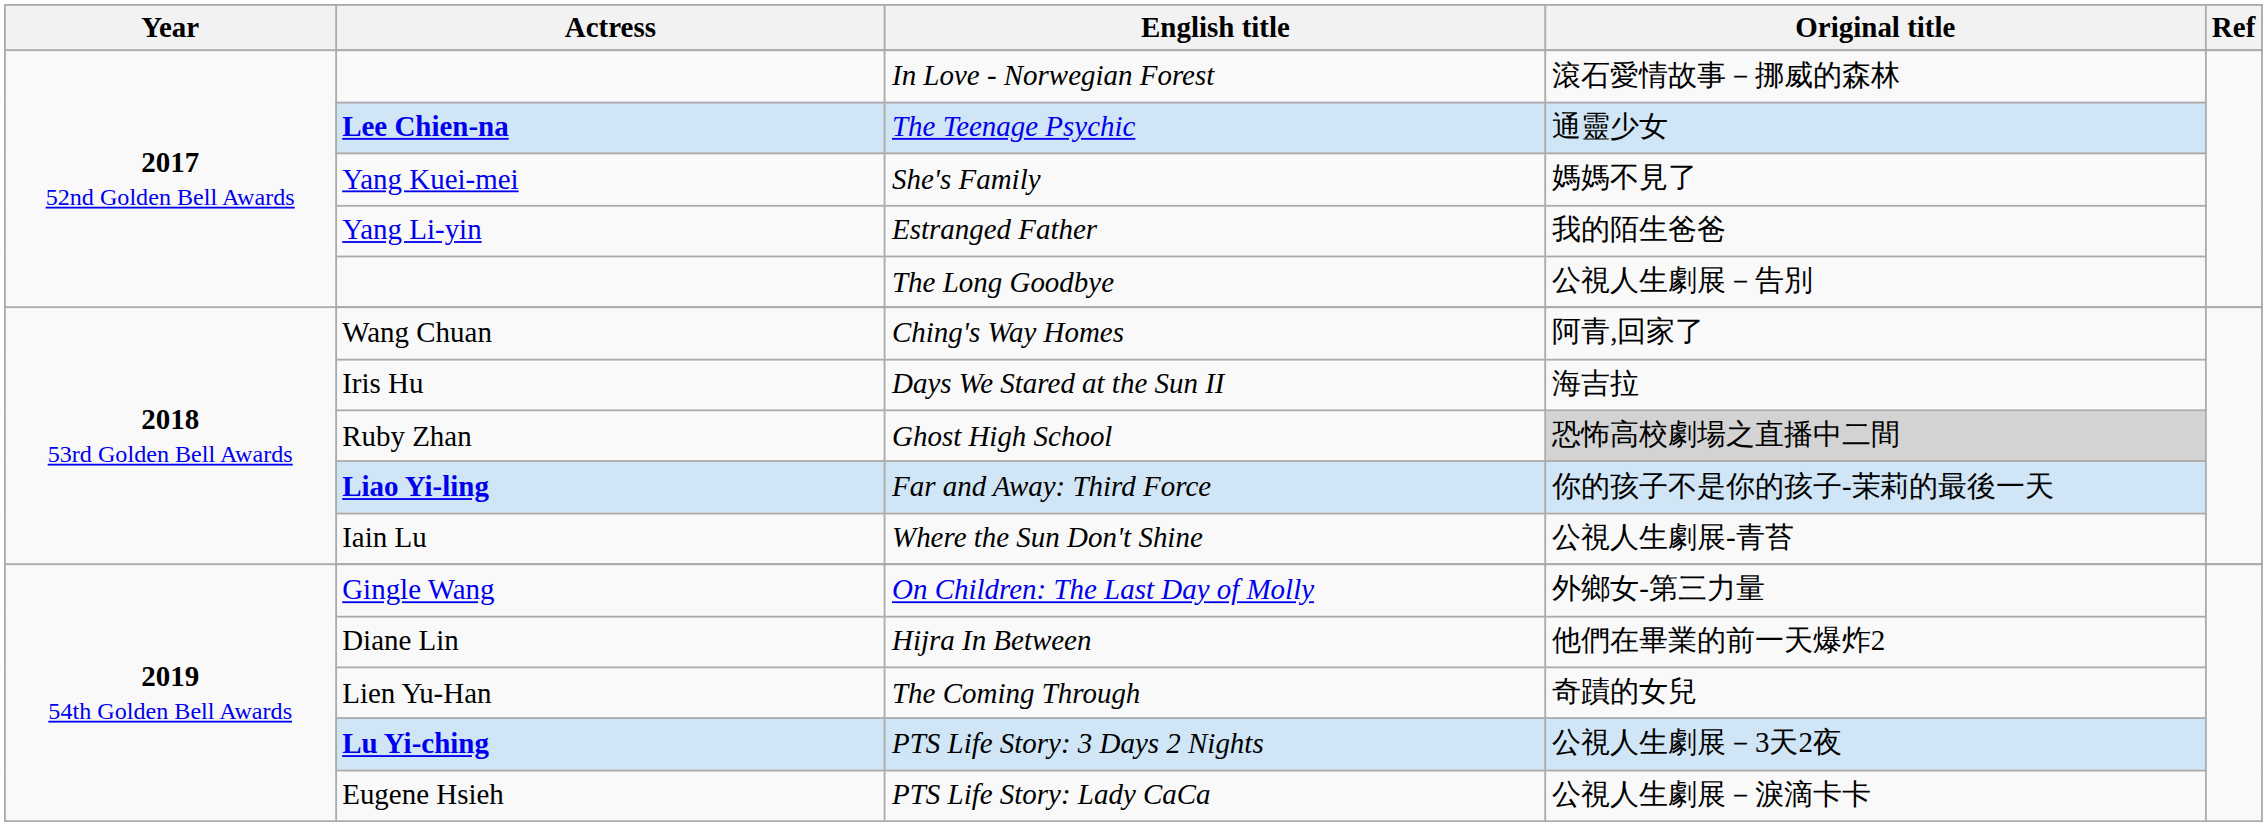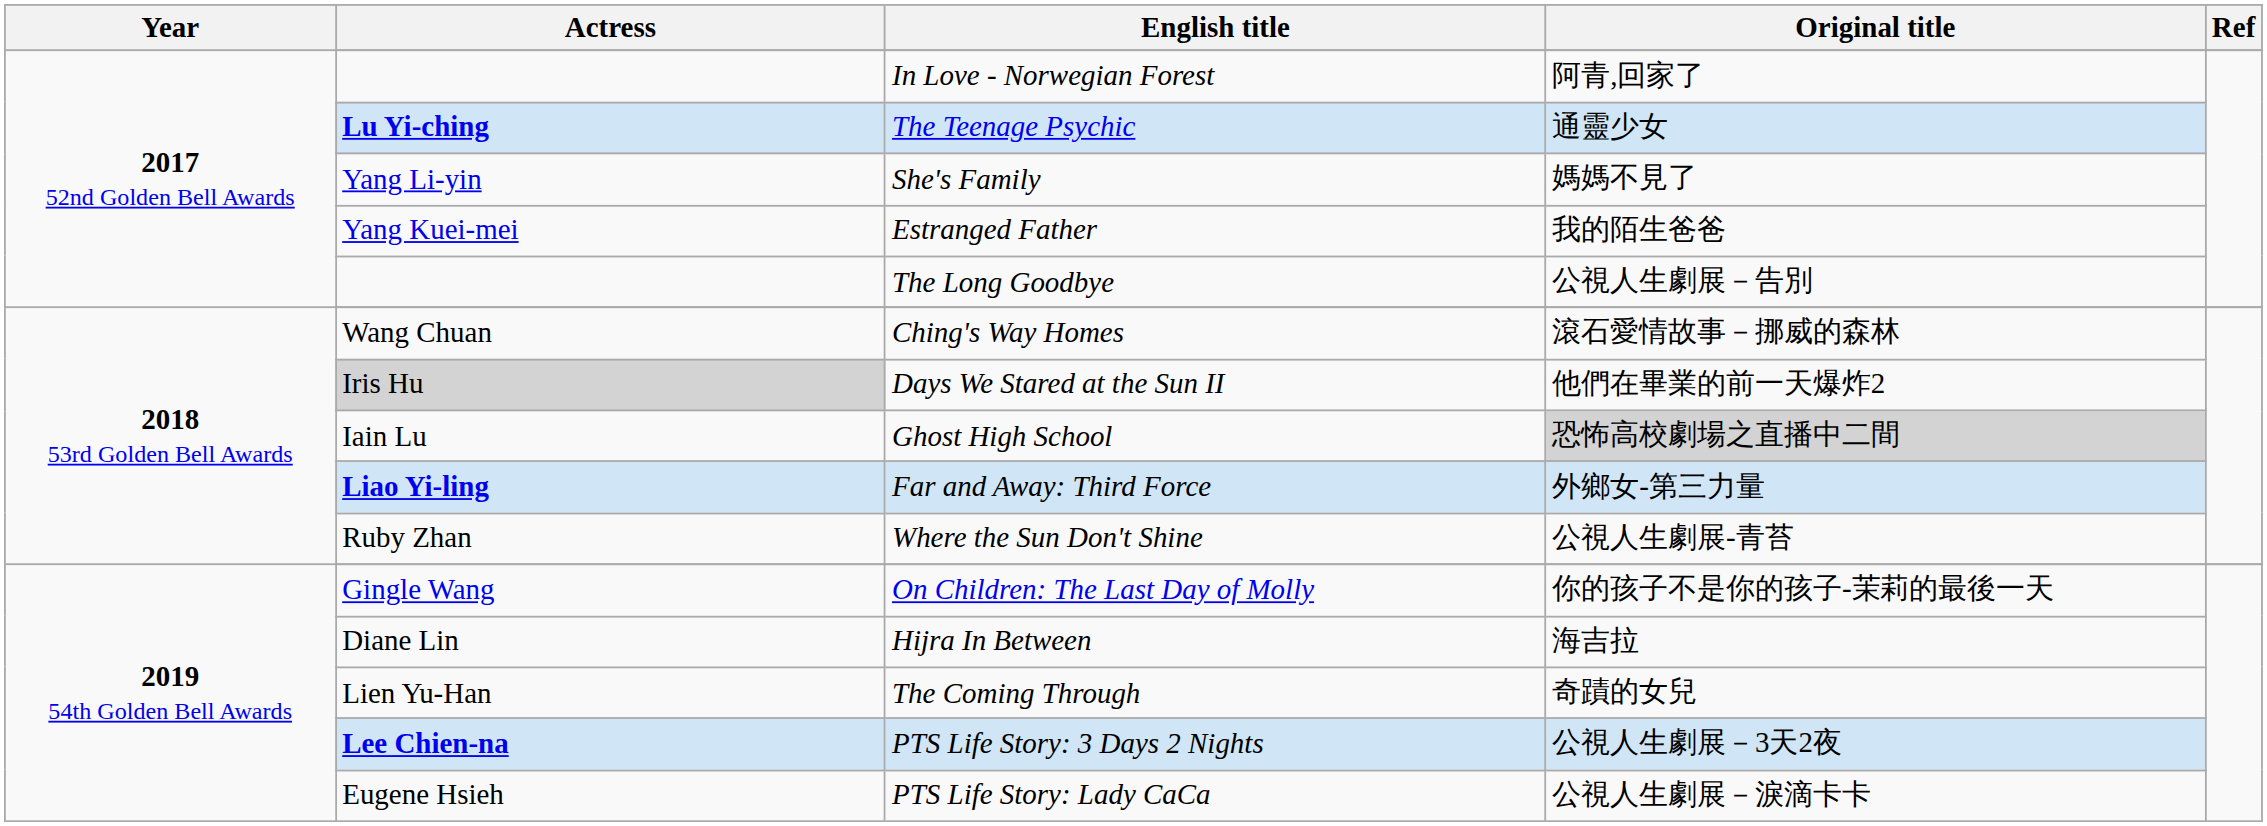(1726, 75) 滾石愛情故事－挪威的森林 -> (1628, 75) 阿青,回家了
(425, 127) Lee Chien-na -> (416, 127) Lu Yi-ching
(430, 178) Yang Kuei-mei -> (412, 178) Yang Li-yin
(412, 230) Yang Li-yin -> (430, 230) Yang Kuei-mei
(1628, 331) 阿青,回家了 -> (1726, 331) 滾石愛情故事－挪威的森林
(383, 384) no background -> (383, 384) lightgrey background
(1596, 383) 海吉拉 -> (1719, 383) 他們在畢業的前一天爆炸2
(407, 435) Ruby Zhan -> (384, 435) Iain Lu
(1803, 486) 你的孩子不是你的孩子-茉莉的最後一天 -> (1658, 486) 外鄉女-第三力量
(384, 538) Iain Lu -> (407, 538) Ruby Zhan
(1658, 588) 外鄉女-第三力量 -> (1803, 588) 你的孩子不是你的孩子-茉莉的最後一天
(1719, 640) 他們在畢業的前一天爆炸2 -> (1596, 640) 海吉拉
(416, 743) Lu Yi-ching -> (425, 743) Lee Chien-na
